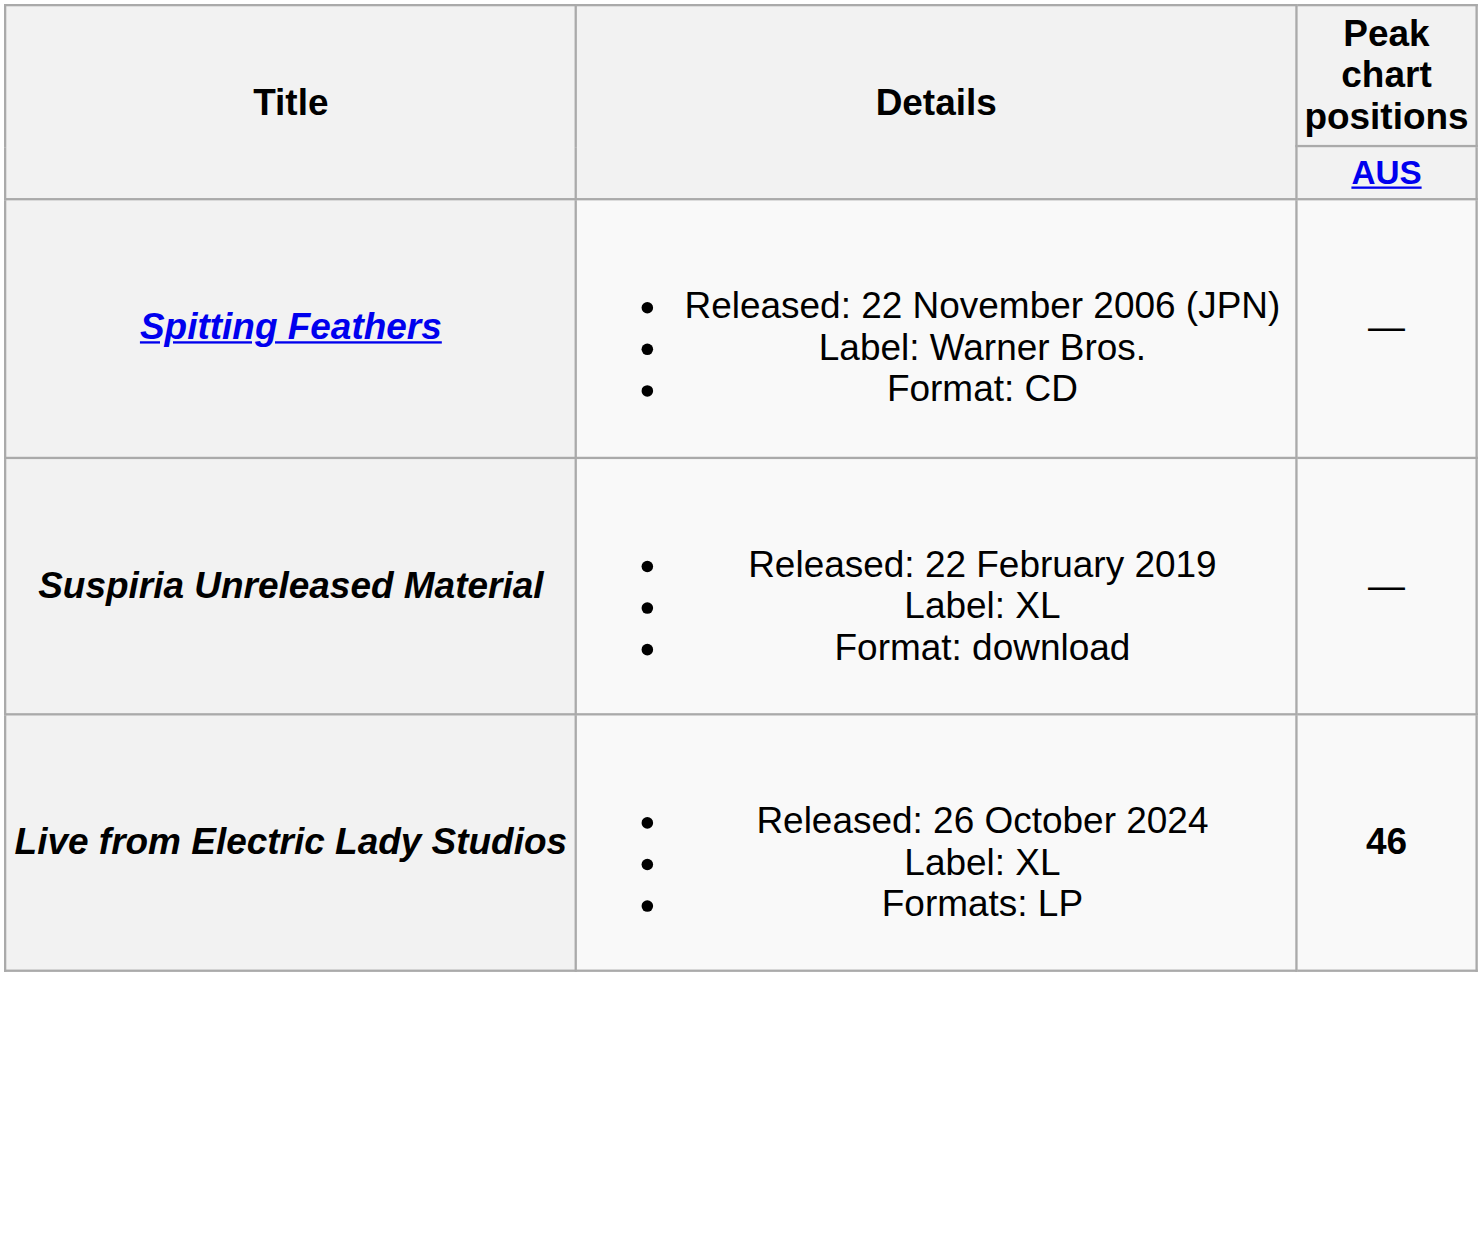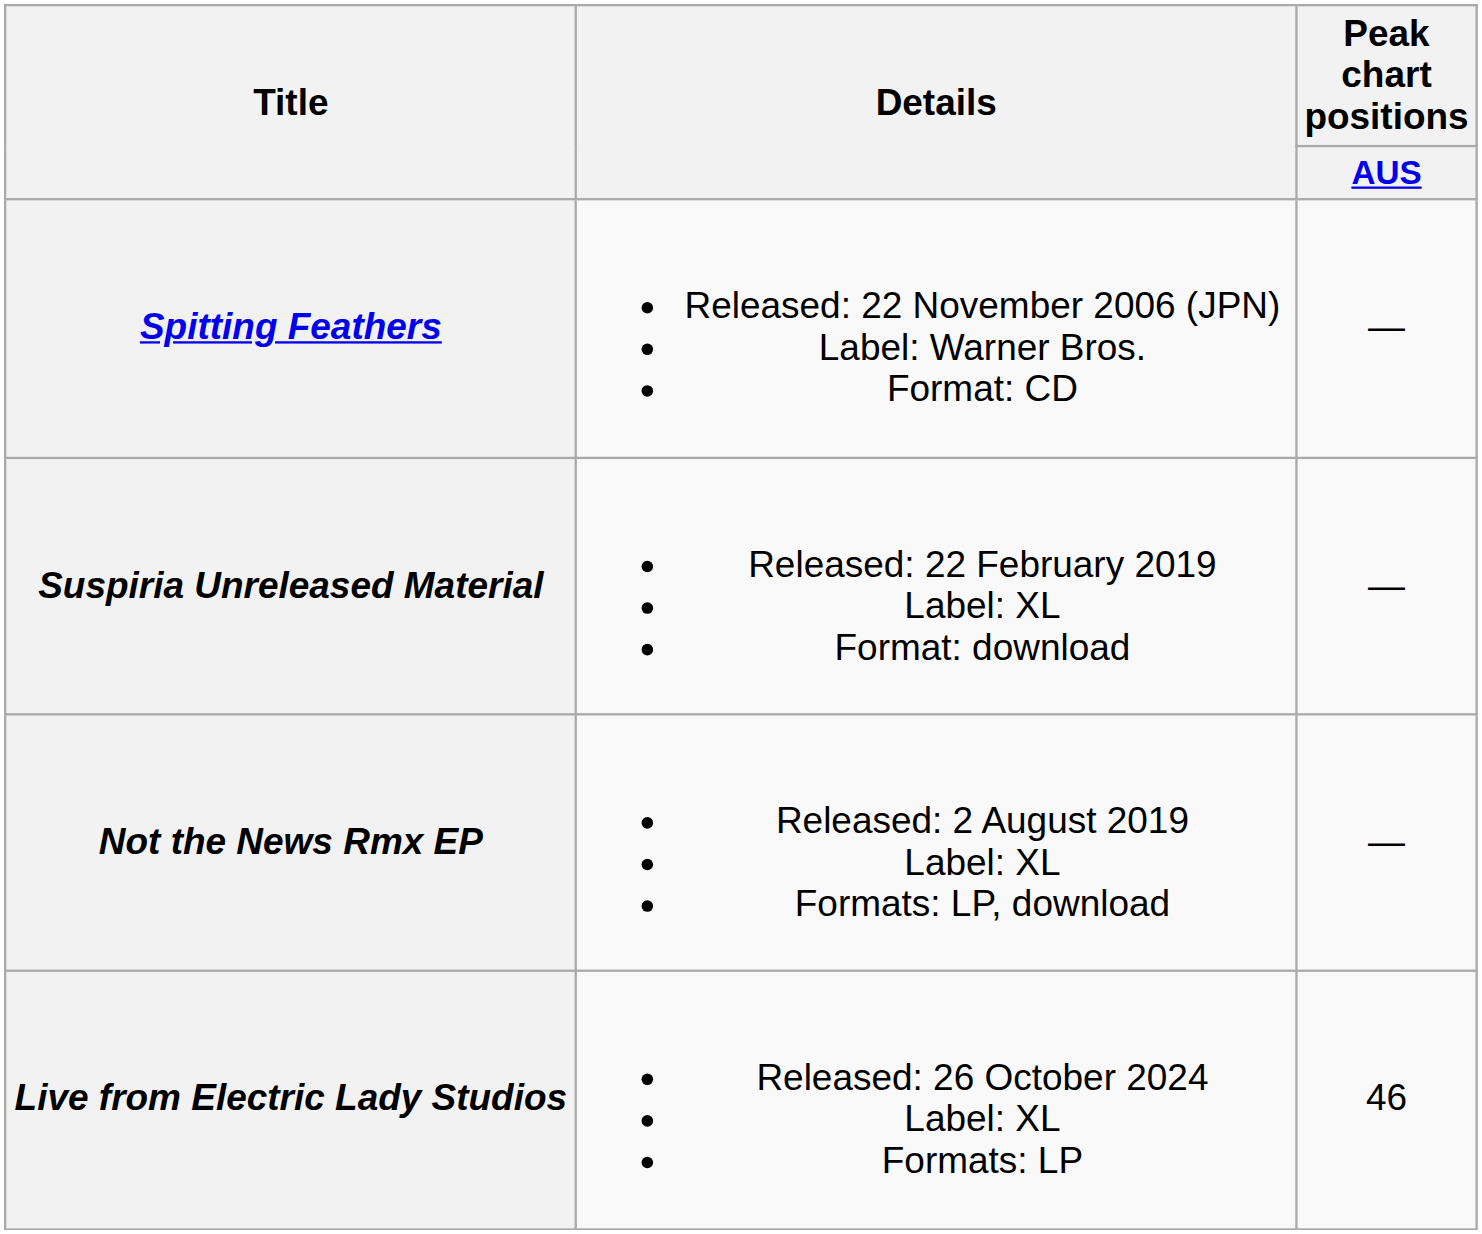+ row: (291, 842)
(1387, 842) bold -> (1387, 1099) normal
